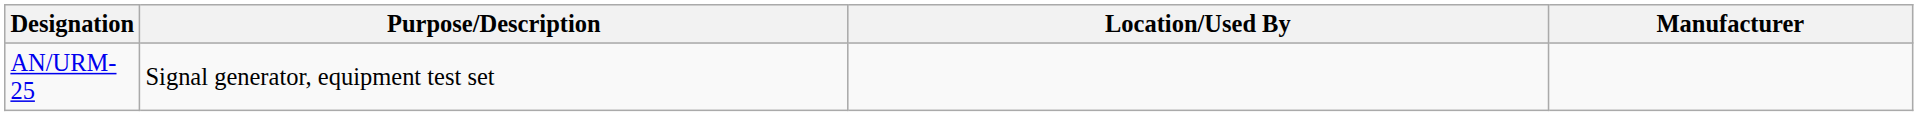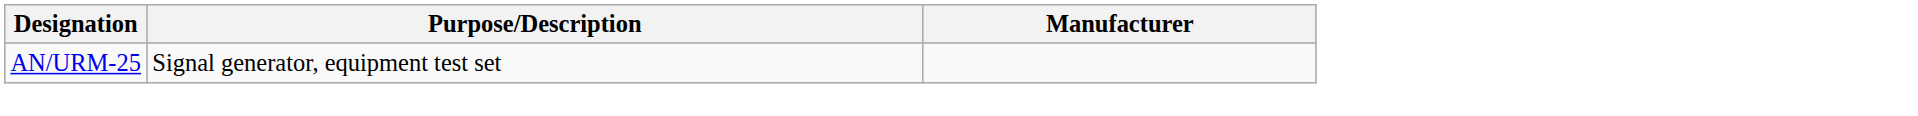- column: (1198, 23)
